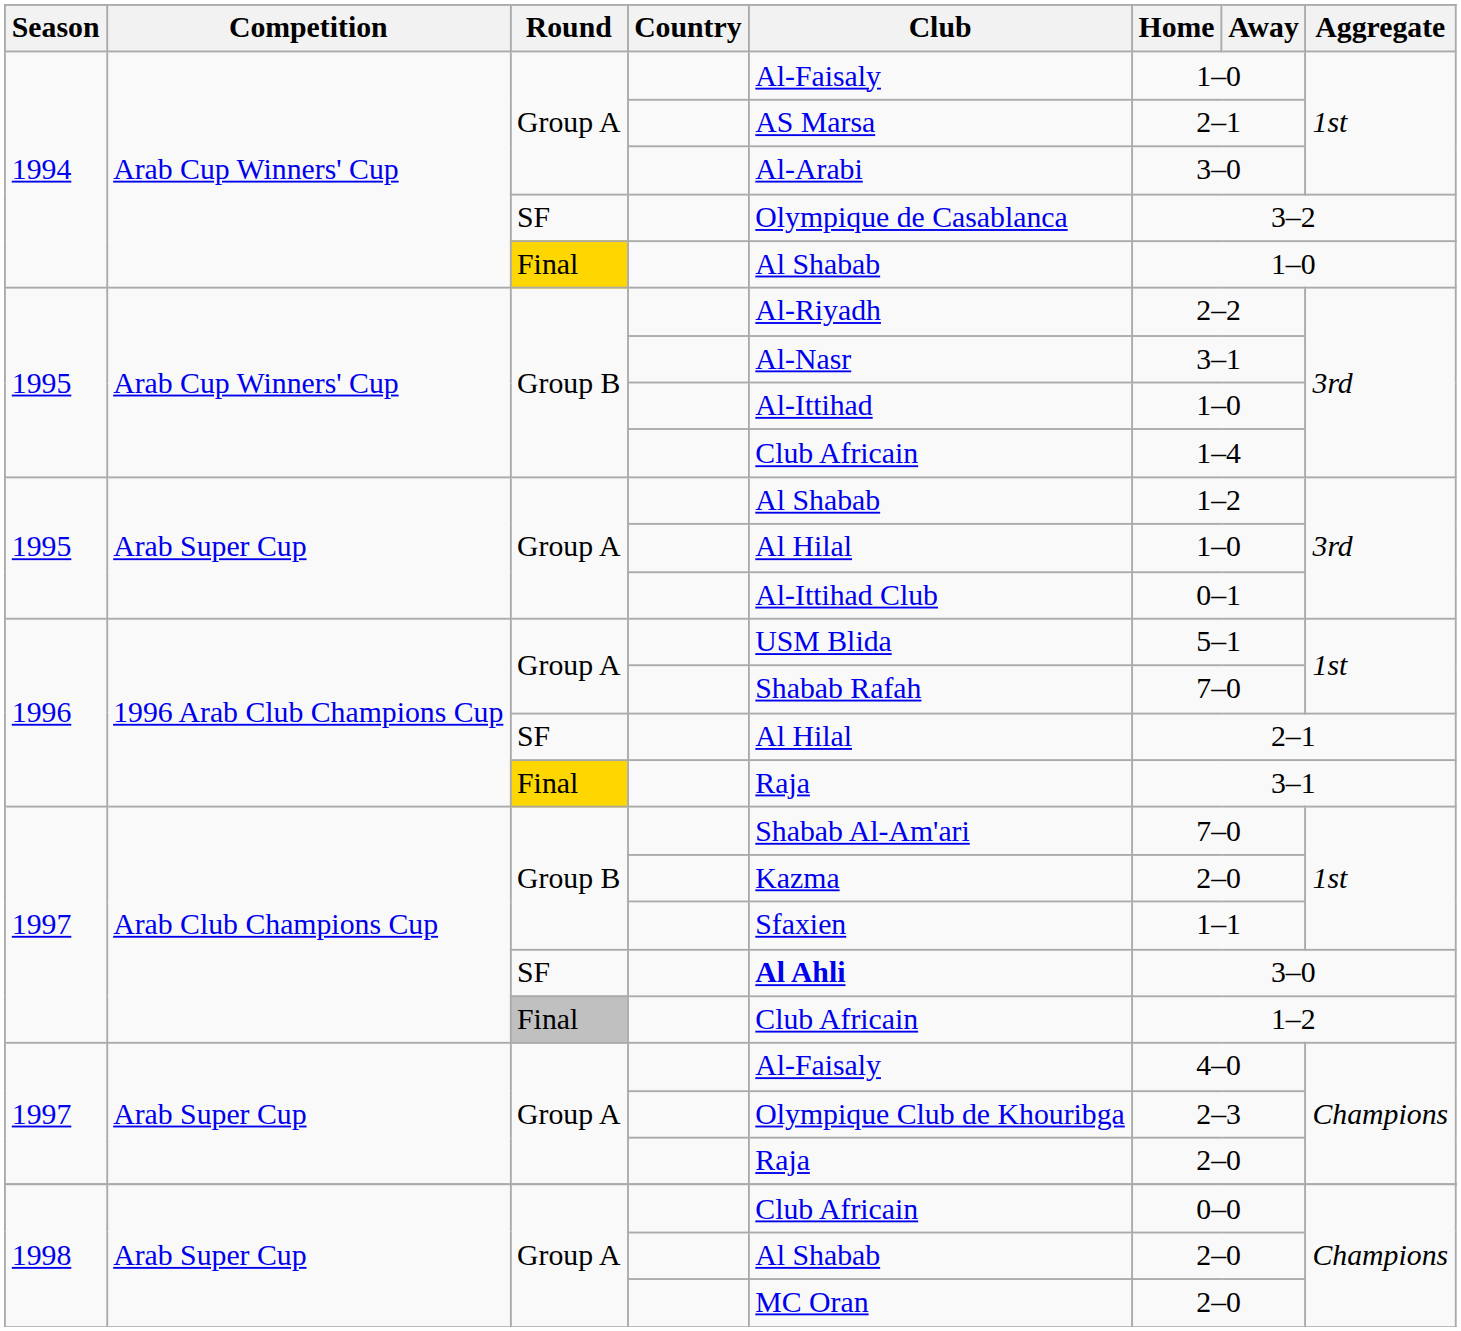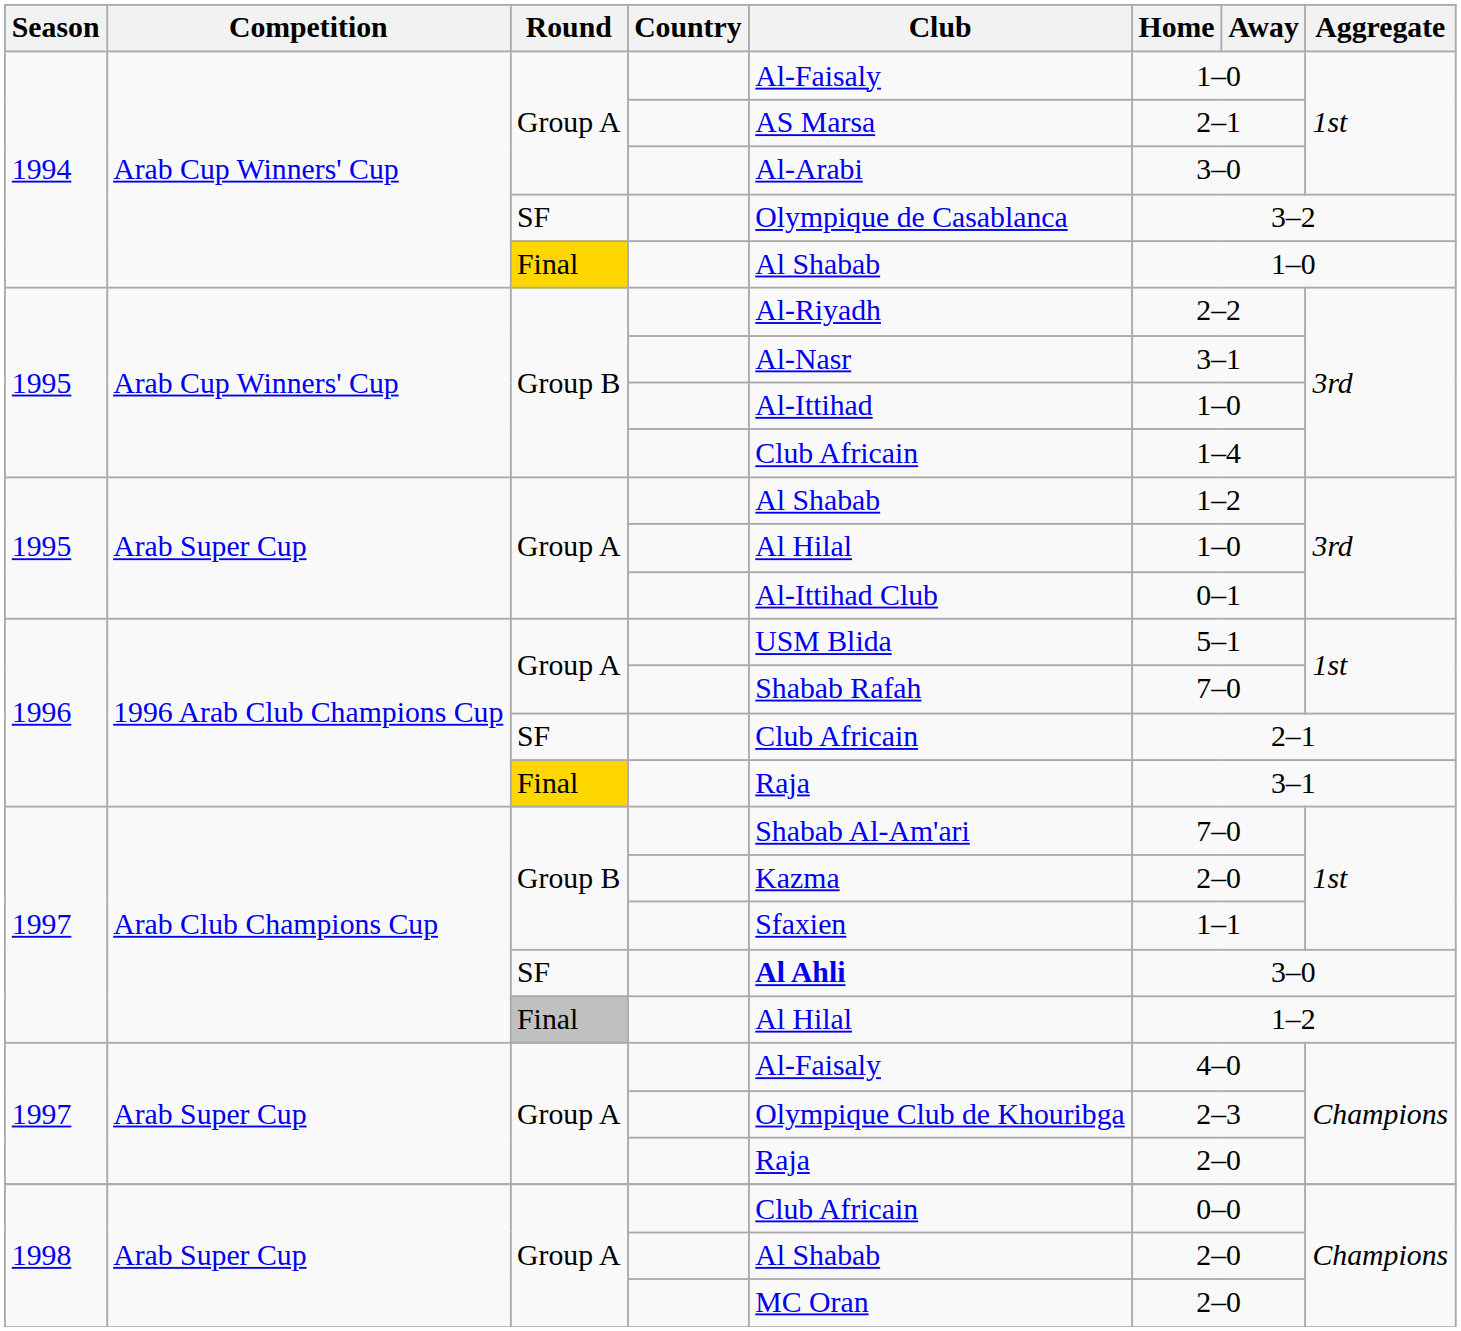(804, 736) Al Hilal -> (837, 736) Club Africain
(837, 1019) Club Africain -> (804, 1019) Al Hilal
